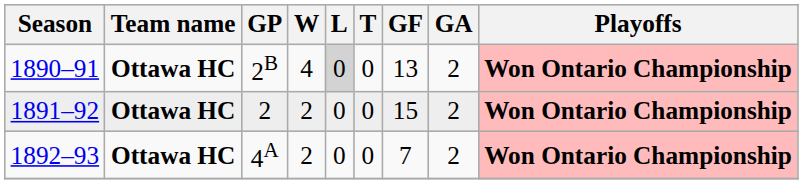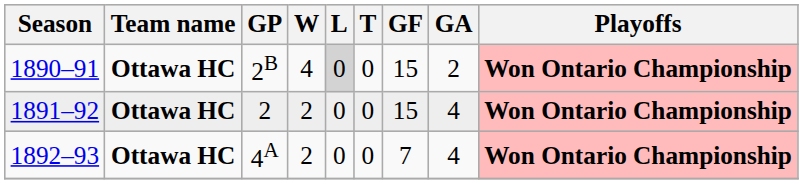(405, 68) 13 -> (405, 68) 15
(454, 111) 2 -> (454, 111) 4
(454, 155) 2 -> (454, 155) 4
